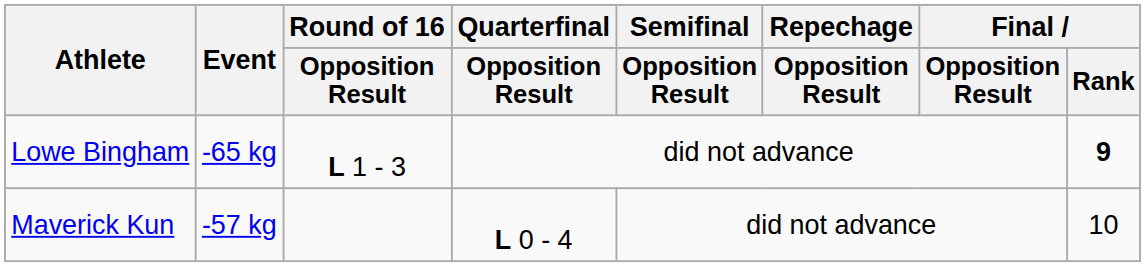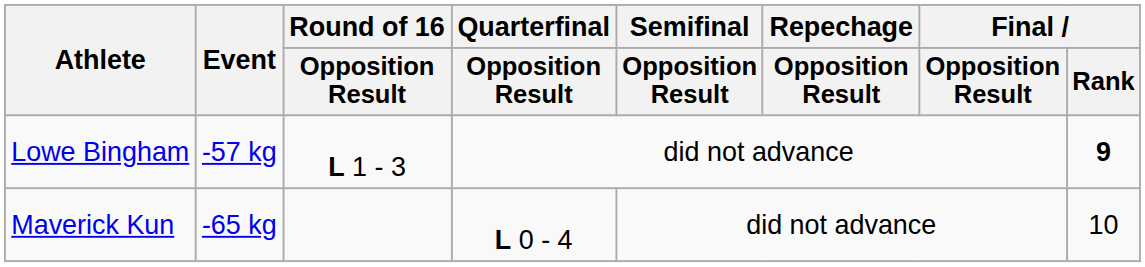(239, 152) -65 kg -> (239, 152) -57 kg
(239, 225) -57 kg -> (239, 225) -65 kg
